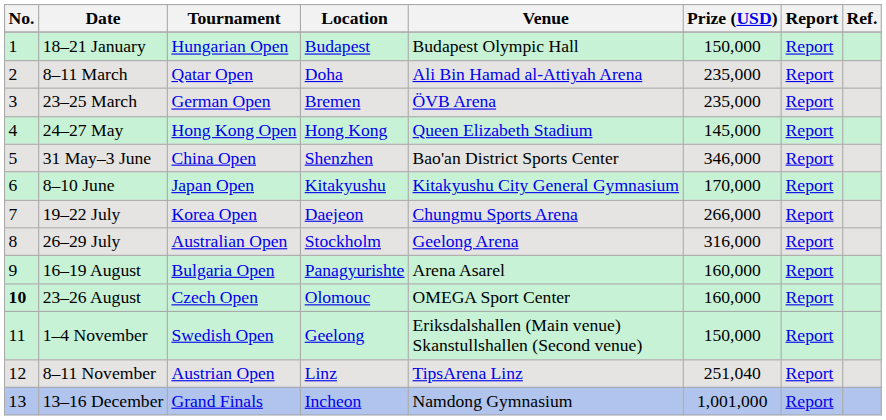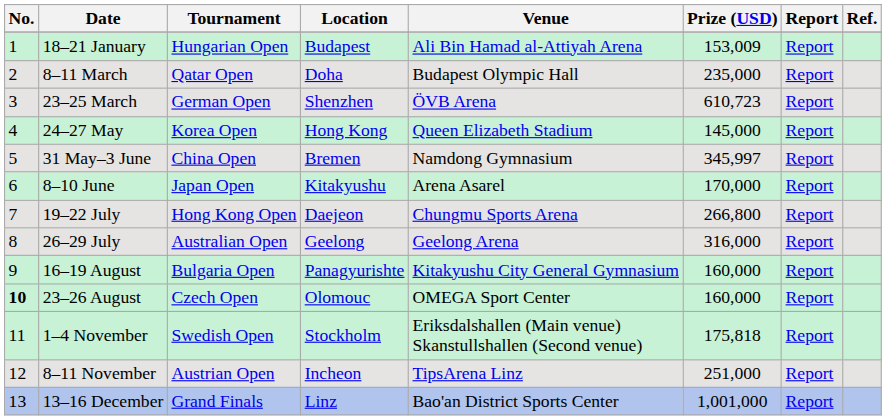(496, 46) Budapest Olympic Hall -> (527, 46) Ali Bin Hamad al-Attiyah Arena
(732, 46) 150,000 -> (732, 46) 153,009
(527, 74) Ali Bin Hamad al-Attiyah Arena -> (496, 74) Budapest Olympic Hall
(333, 102) Bremen -> (339, 102) Shenzhen
(732, 102) 235,000 -> (732, 102) 610,723
(234, 130) Hong Kong Open -> (214, 130) Korea Open
(339, 158) Shenzhen -> (333, 158) Bremen
(516, 158) Bao'an District Sports Center -> (492, 158) Namdong Gymnasium
(732, 158) 346,000 -> (732, 158) 345,997
(546, 185) Kitakyushu City General Gymnasium -> (459, 185) Arena Asarel
(214, 213) Korea Open -> (234, 213) Hong Kong Open
(732, 213) 266,000 -> (732, 213) 266,800
(343, 241) Stockholm -> (335, 241) Geelong
(459, 269) Arena Asarel -> (546, 269) Kitakyushu City General Gymnasium
(335, 335) Geelong -> (343, 335) Stockholm
(732, 335) 150,000 -> (732, 335) 175,818
(321, 373) Linz -> (333, 373) Incheon
(732, 373) 251,040 -> (732, 373) 251,000
(333, 401) Incheon -> (321, 401) Linz
(492, 401) Namdong Gymnasium -> (516, 401) Bao'an District Sports Center
